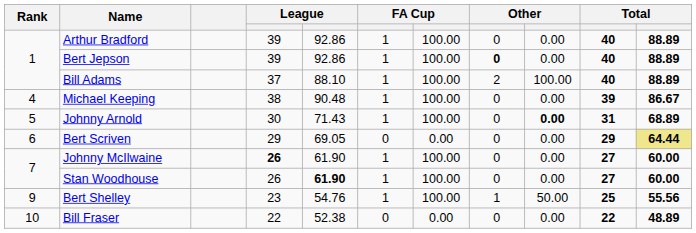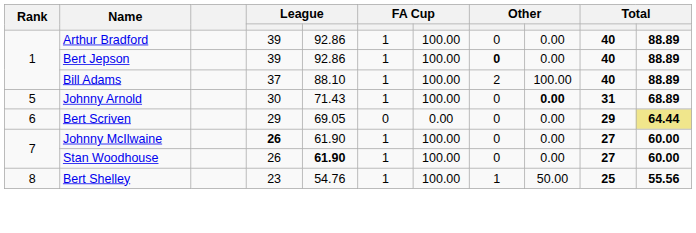- row: (109, 99)
(32, 198) 9 -> (32, 178) 8
- row: (91, 218)
